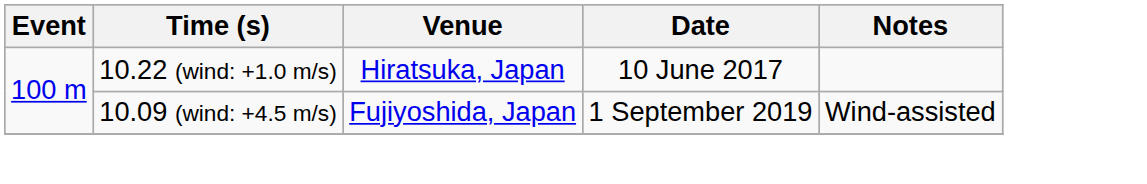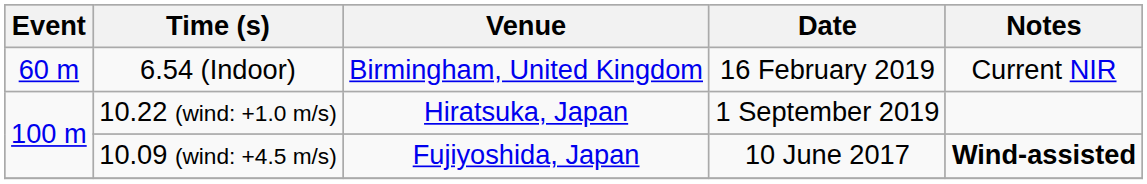+ row: (218, 69)
(700, 69) 10 June 2017 -> (827, 112) 1 September 2019
(700, 112) 1 September 2019 -> (827, 155) 10 June 2017
(910, 112) normal -> (1044, 155) bold
